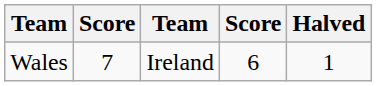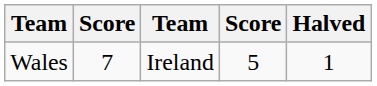(253, 61) 6 -> (253, 61) 5
